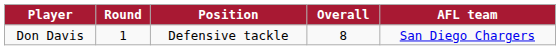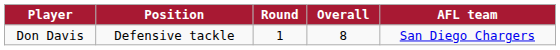columns swapped: (228, 15) <-> (123, 15)
